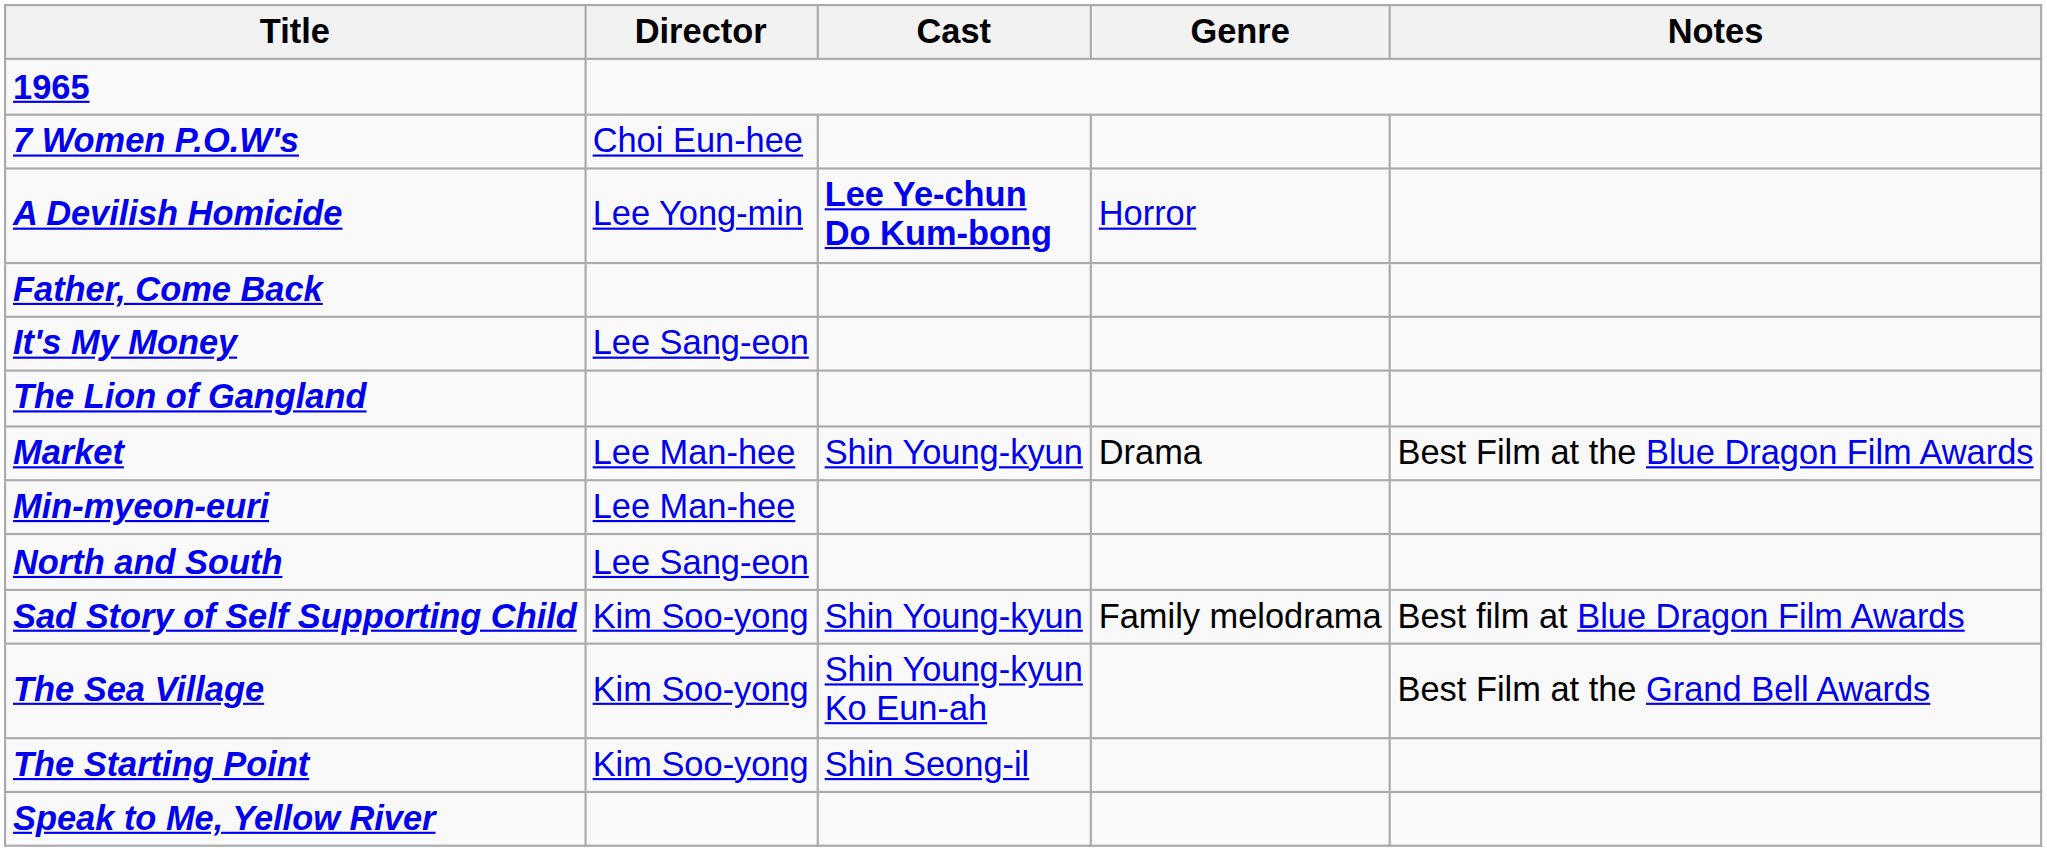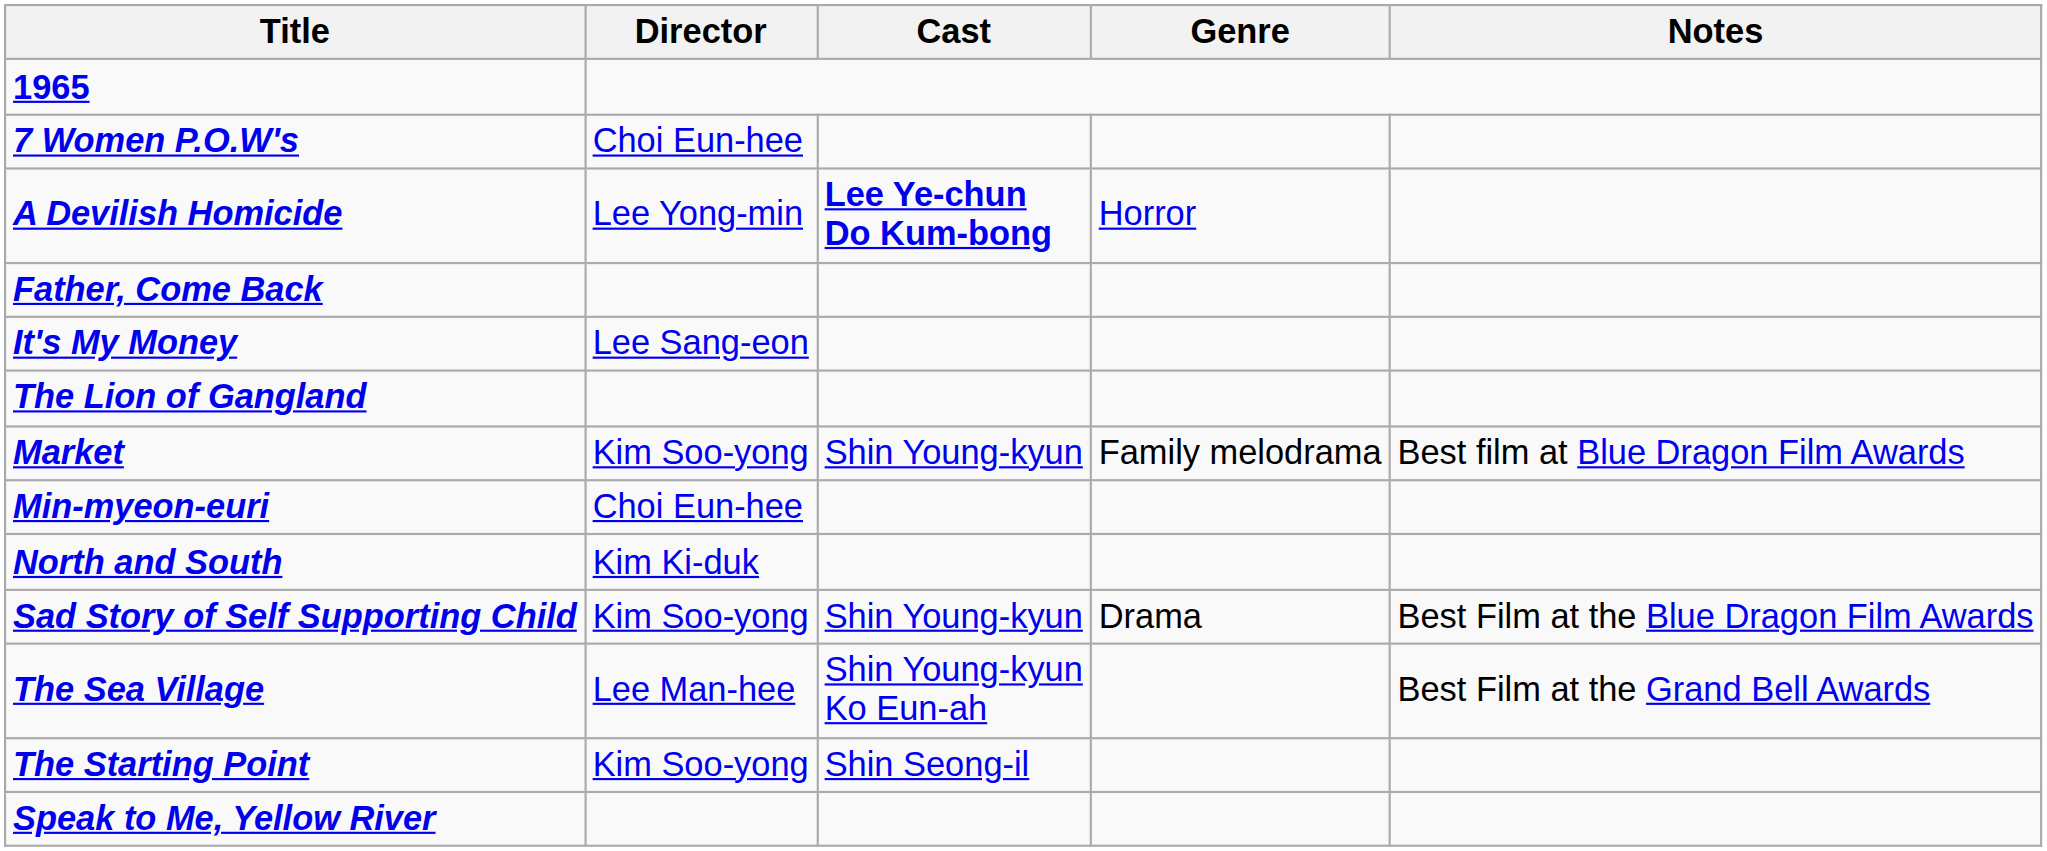(694, 452) Lee Man-hee -> (701, 452) Kim Soo-yong
(1150, 452) Drama -> (1240, 452) Family melodrama
(1716, 452) Best Film at the Blue Dragon Film Awards -> (1681, 452) Best film at Blue Dragon Film Awards
(694, 506) Lee Man-hee -> (698, 506) Choi Eun-hee
(701, 561) Lee Sang-eon -> (676, 561) Kim Ki-duk
(1240, 616) Family melodrama -> (1150, 616) Drama
(1681, 616) Best film at Blue Dragon Film Awards -> (1716, 616) Best Film at the Blue Dragon Film Awards
(701, 689) Kim Soo-yong -> (694, 689) Lee Man-hee
